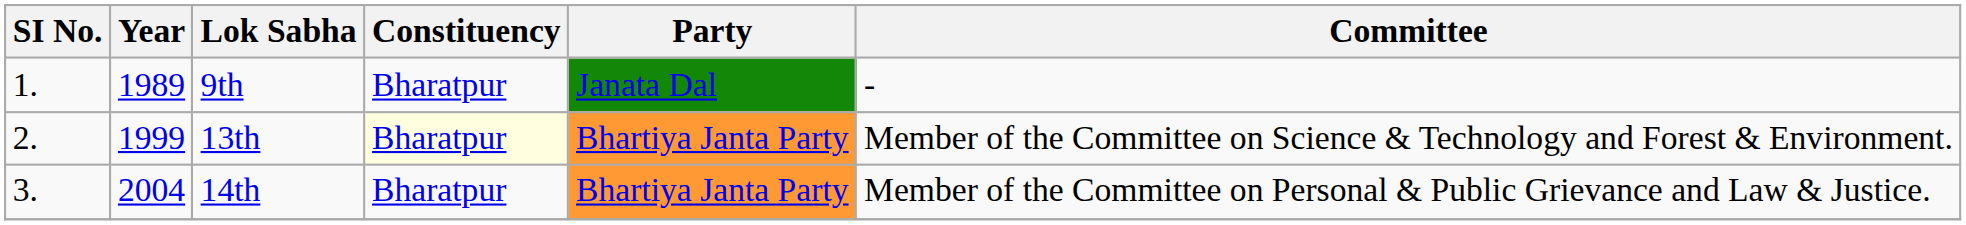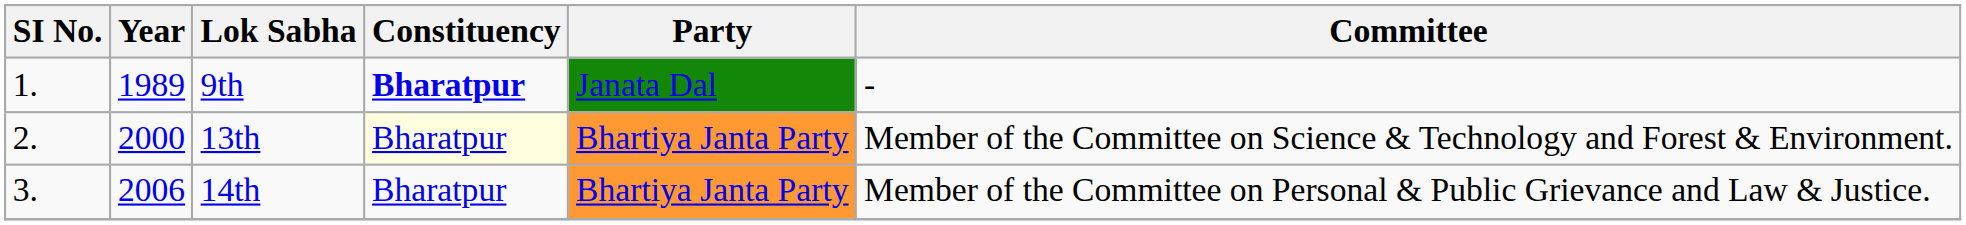(439, 84) normal -> (449, 84) bold
(152, 137) 1999 -> (152, 137) 2000
(152, 191) 2004 -> (152, 191) 2006
